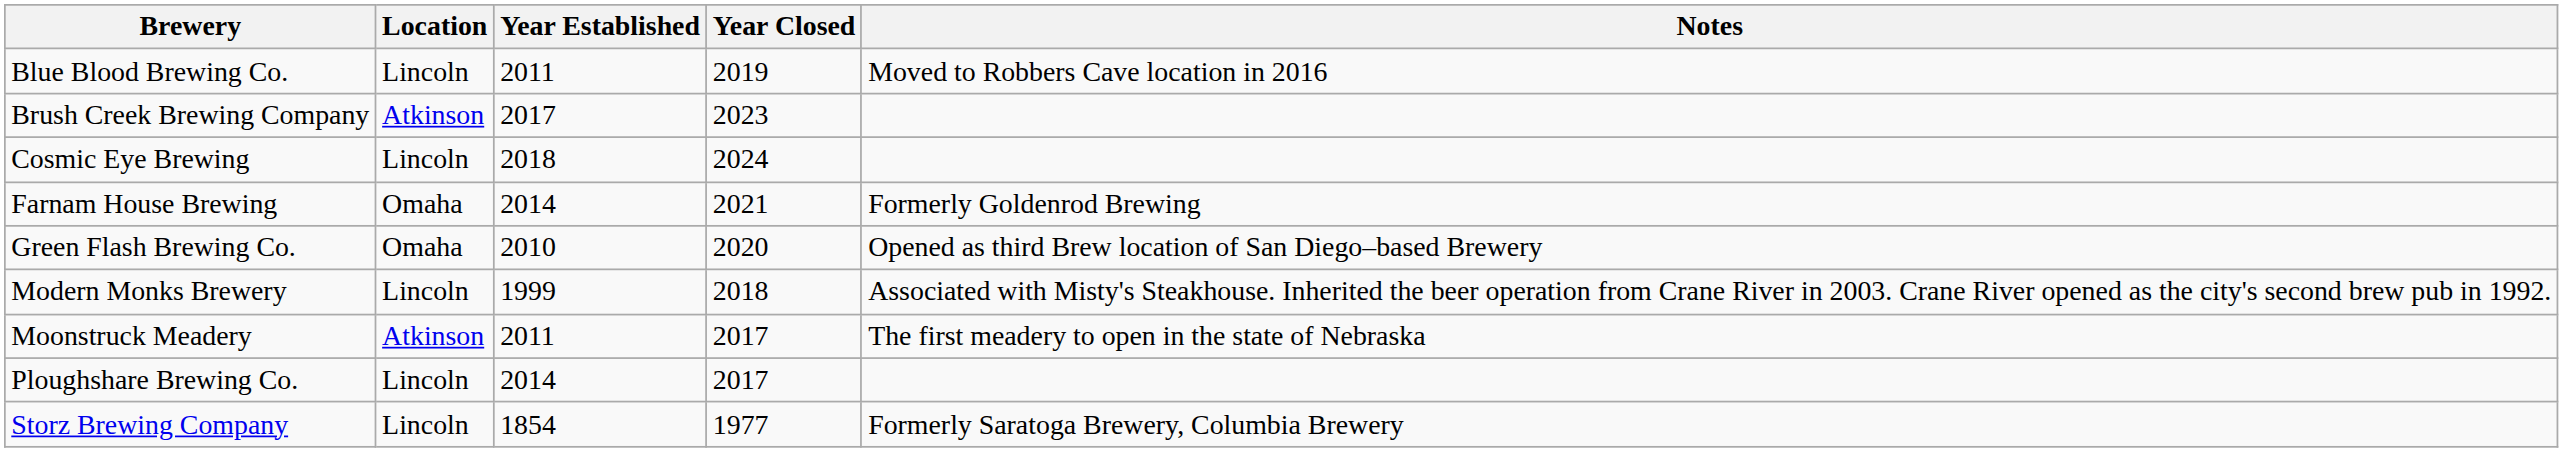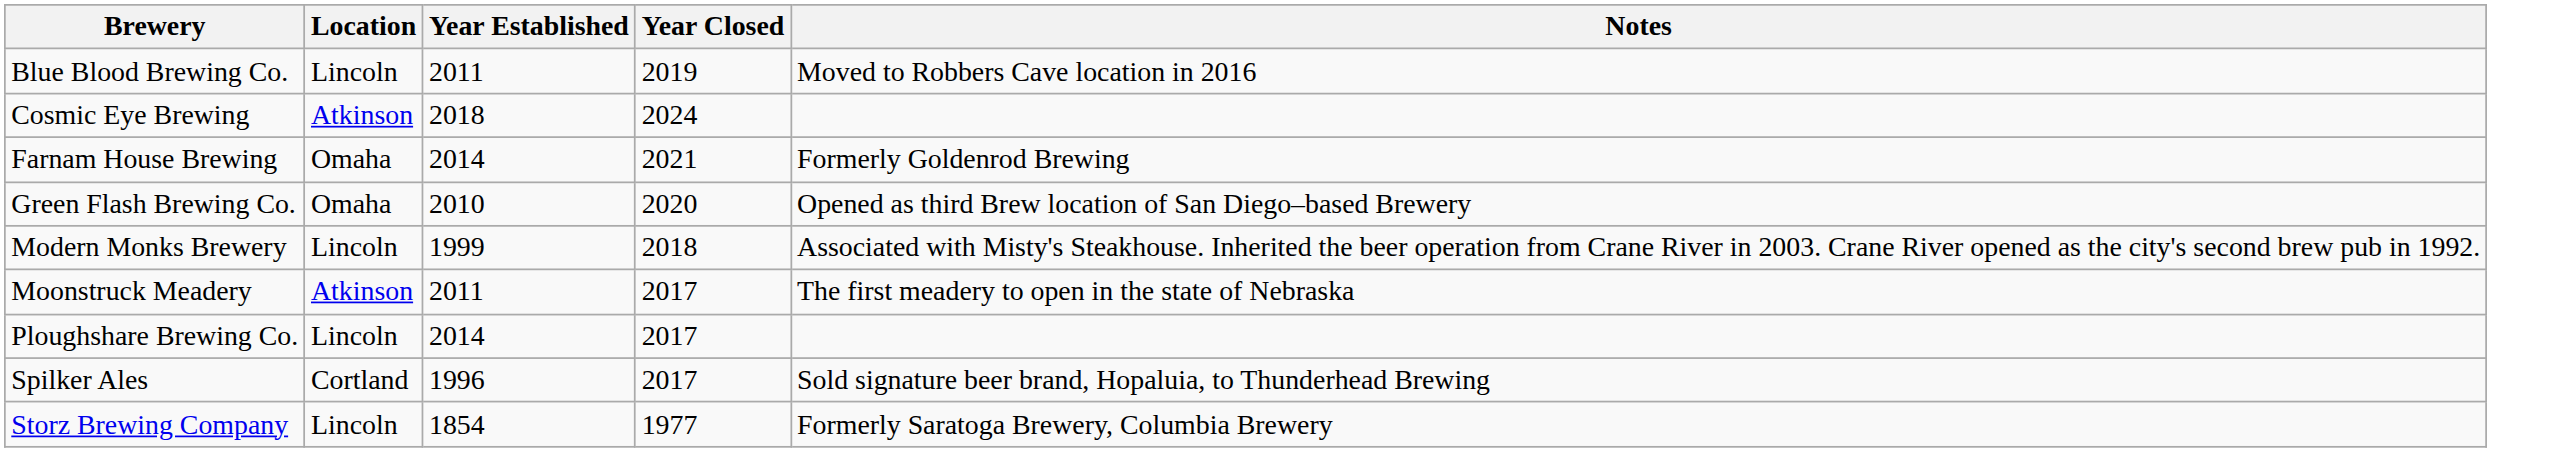- row: (190, 114)
(425, 159) Lincoln -> (362, 114) Atkinson
+ row: (80, 379)
